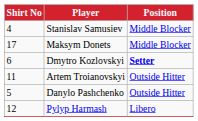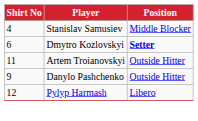- row: (78, 44)
(9, 92) 5 -> (9, 76) 9
